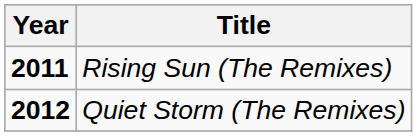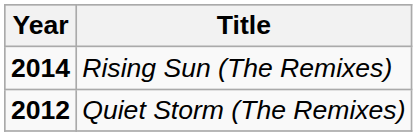(40, 67) 2011 -> (40, 67) 2014
